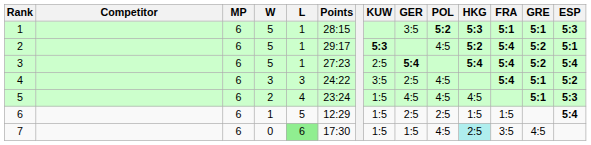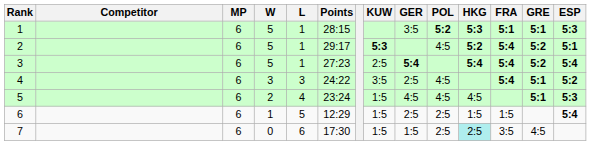(302, 132) lightgreen background -> (302, 132) no background
(443, 132) 4:5 -> (443, 132) 2:5
